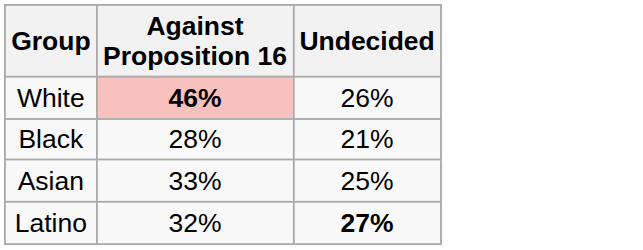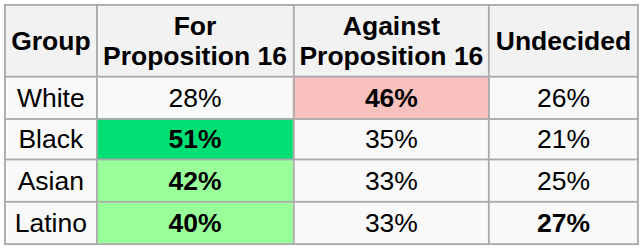+ column: (195, 41)
(195, 139) 28% -> (391, 139) 35%
(195, 223) 32% -> (391, 223) 33%
